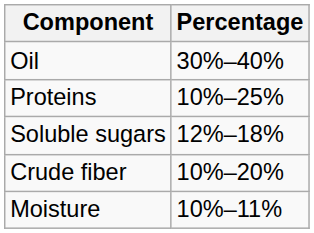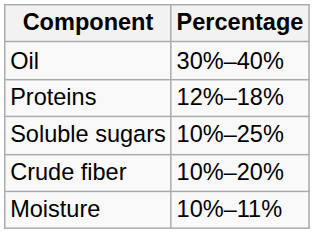(230, 97) 10%–25% -> (230, 97) 12%–18%
(230, 135) 12%–18% -> (230, 135) 10%–25%
